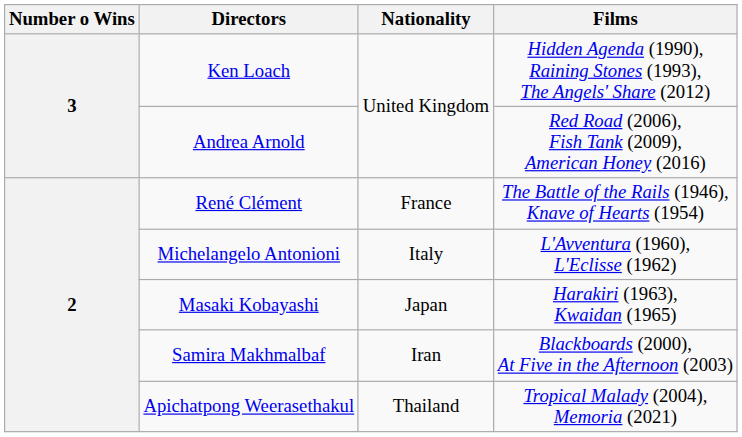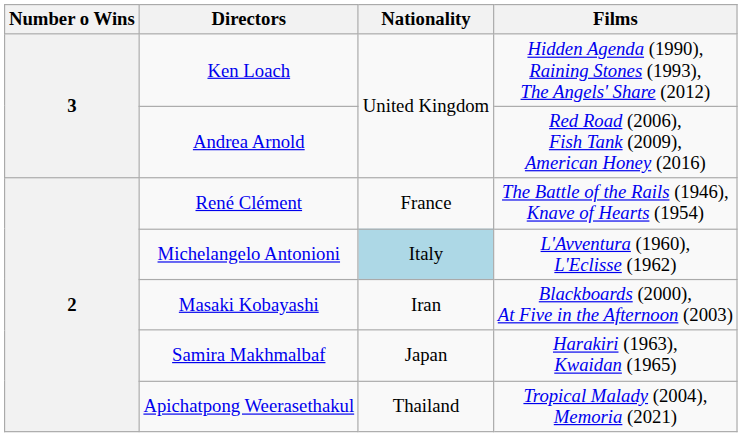(426, 253) no background -> (426, 253) lightblue background
(426, 304) Japan -> (426, 304) Iran
(615, 304) Harakiri (1963), Kwaidan (1965) -> (615, 304) Blackboards (2000), At Five in the Afternoon (2003)
(426, 355) Iran -> (426, 355) Japan
(615, 355) Blackboards (2000), At Five in the Afternoon (2003) -> (615, 355) Harakiri (1963), Kwaidan (1965)
